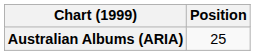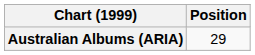(218, 38) 25 -> (218, 38) 29
